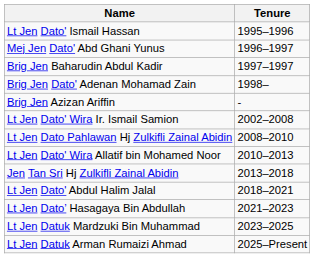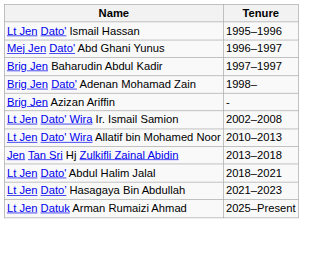- row: (120, 137)
- row: (103, 226)
